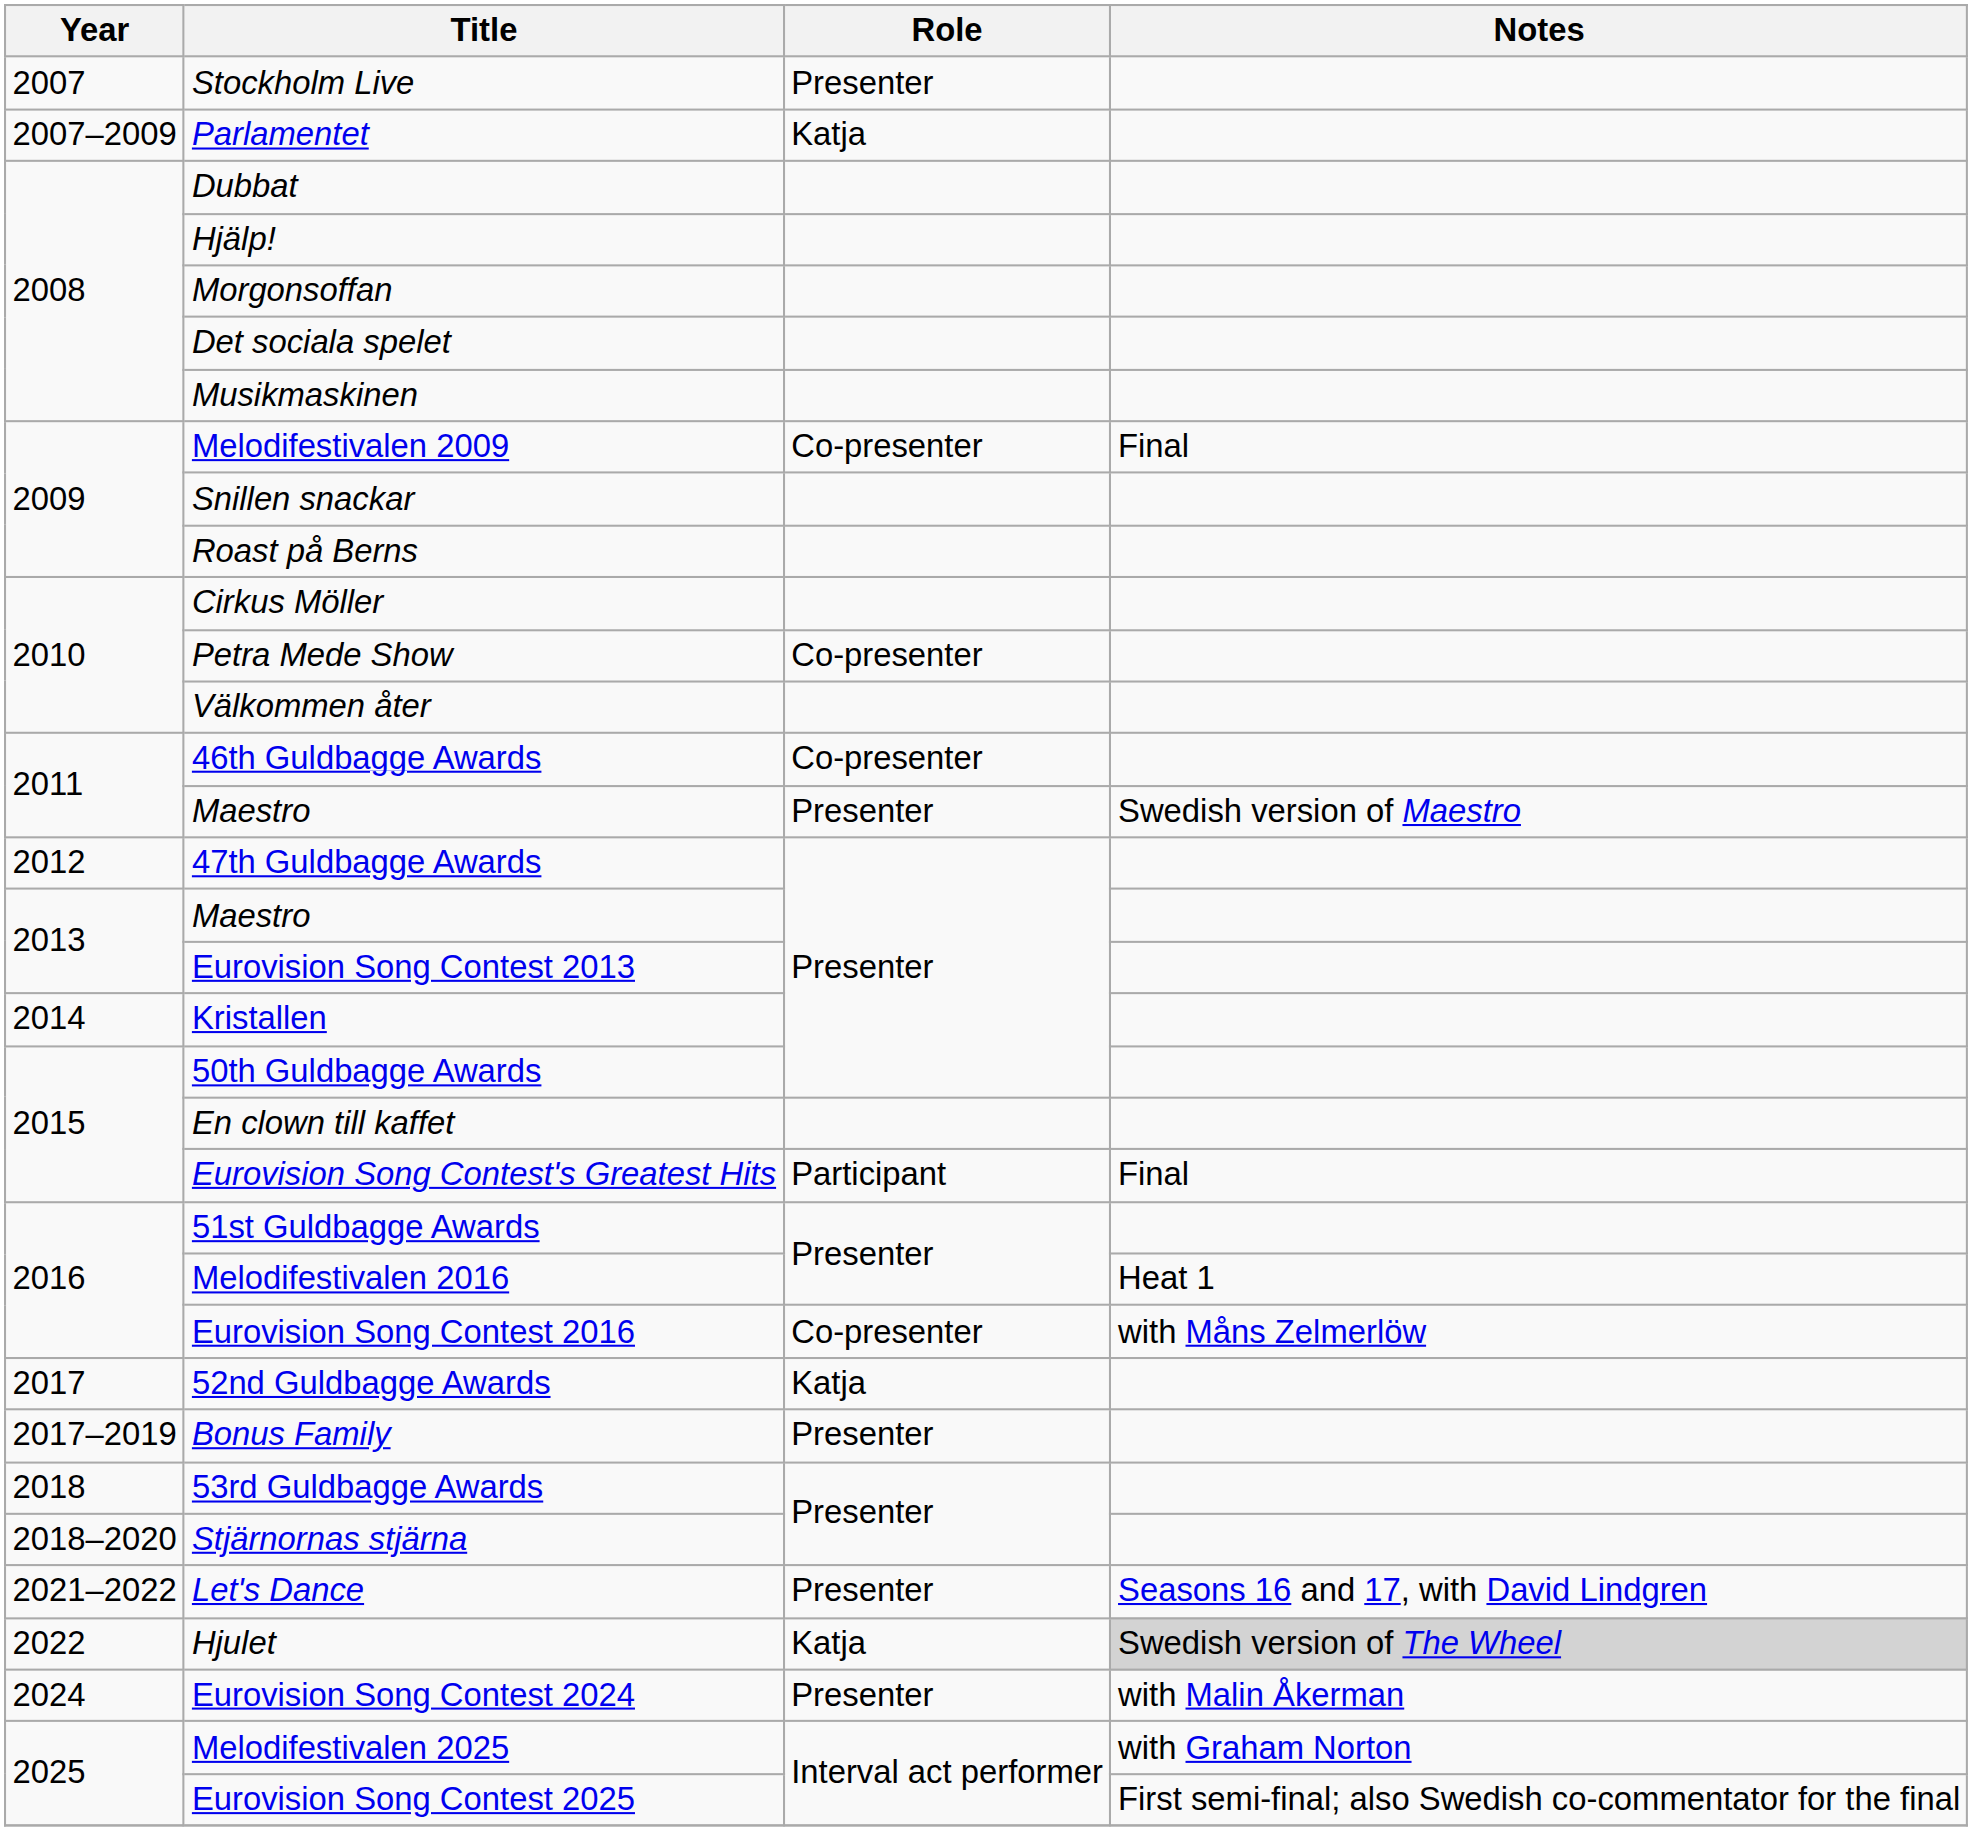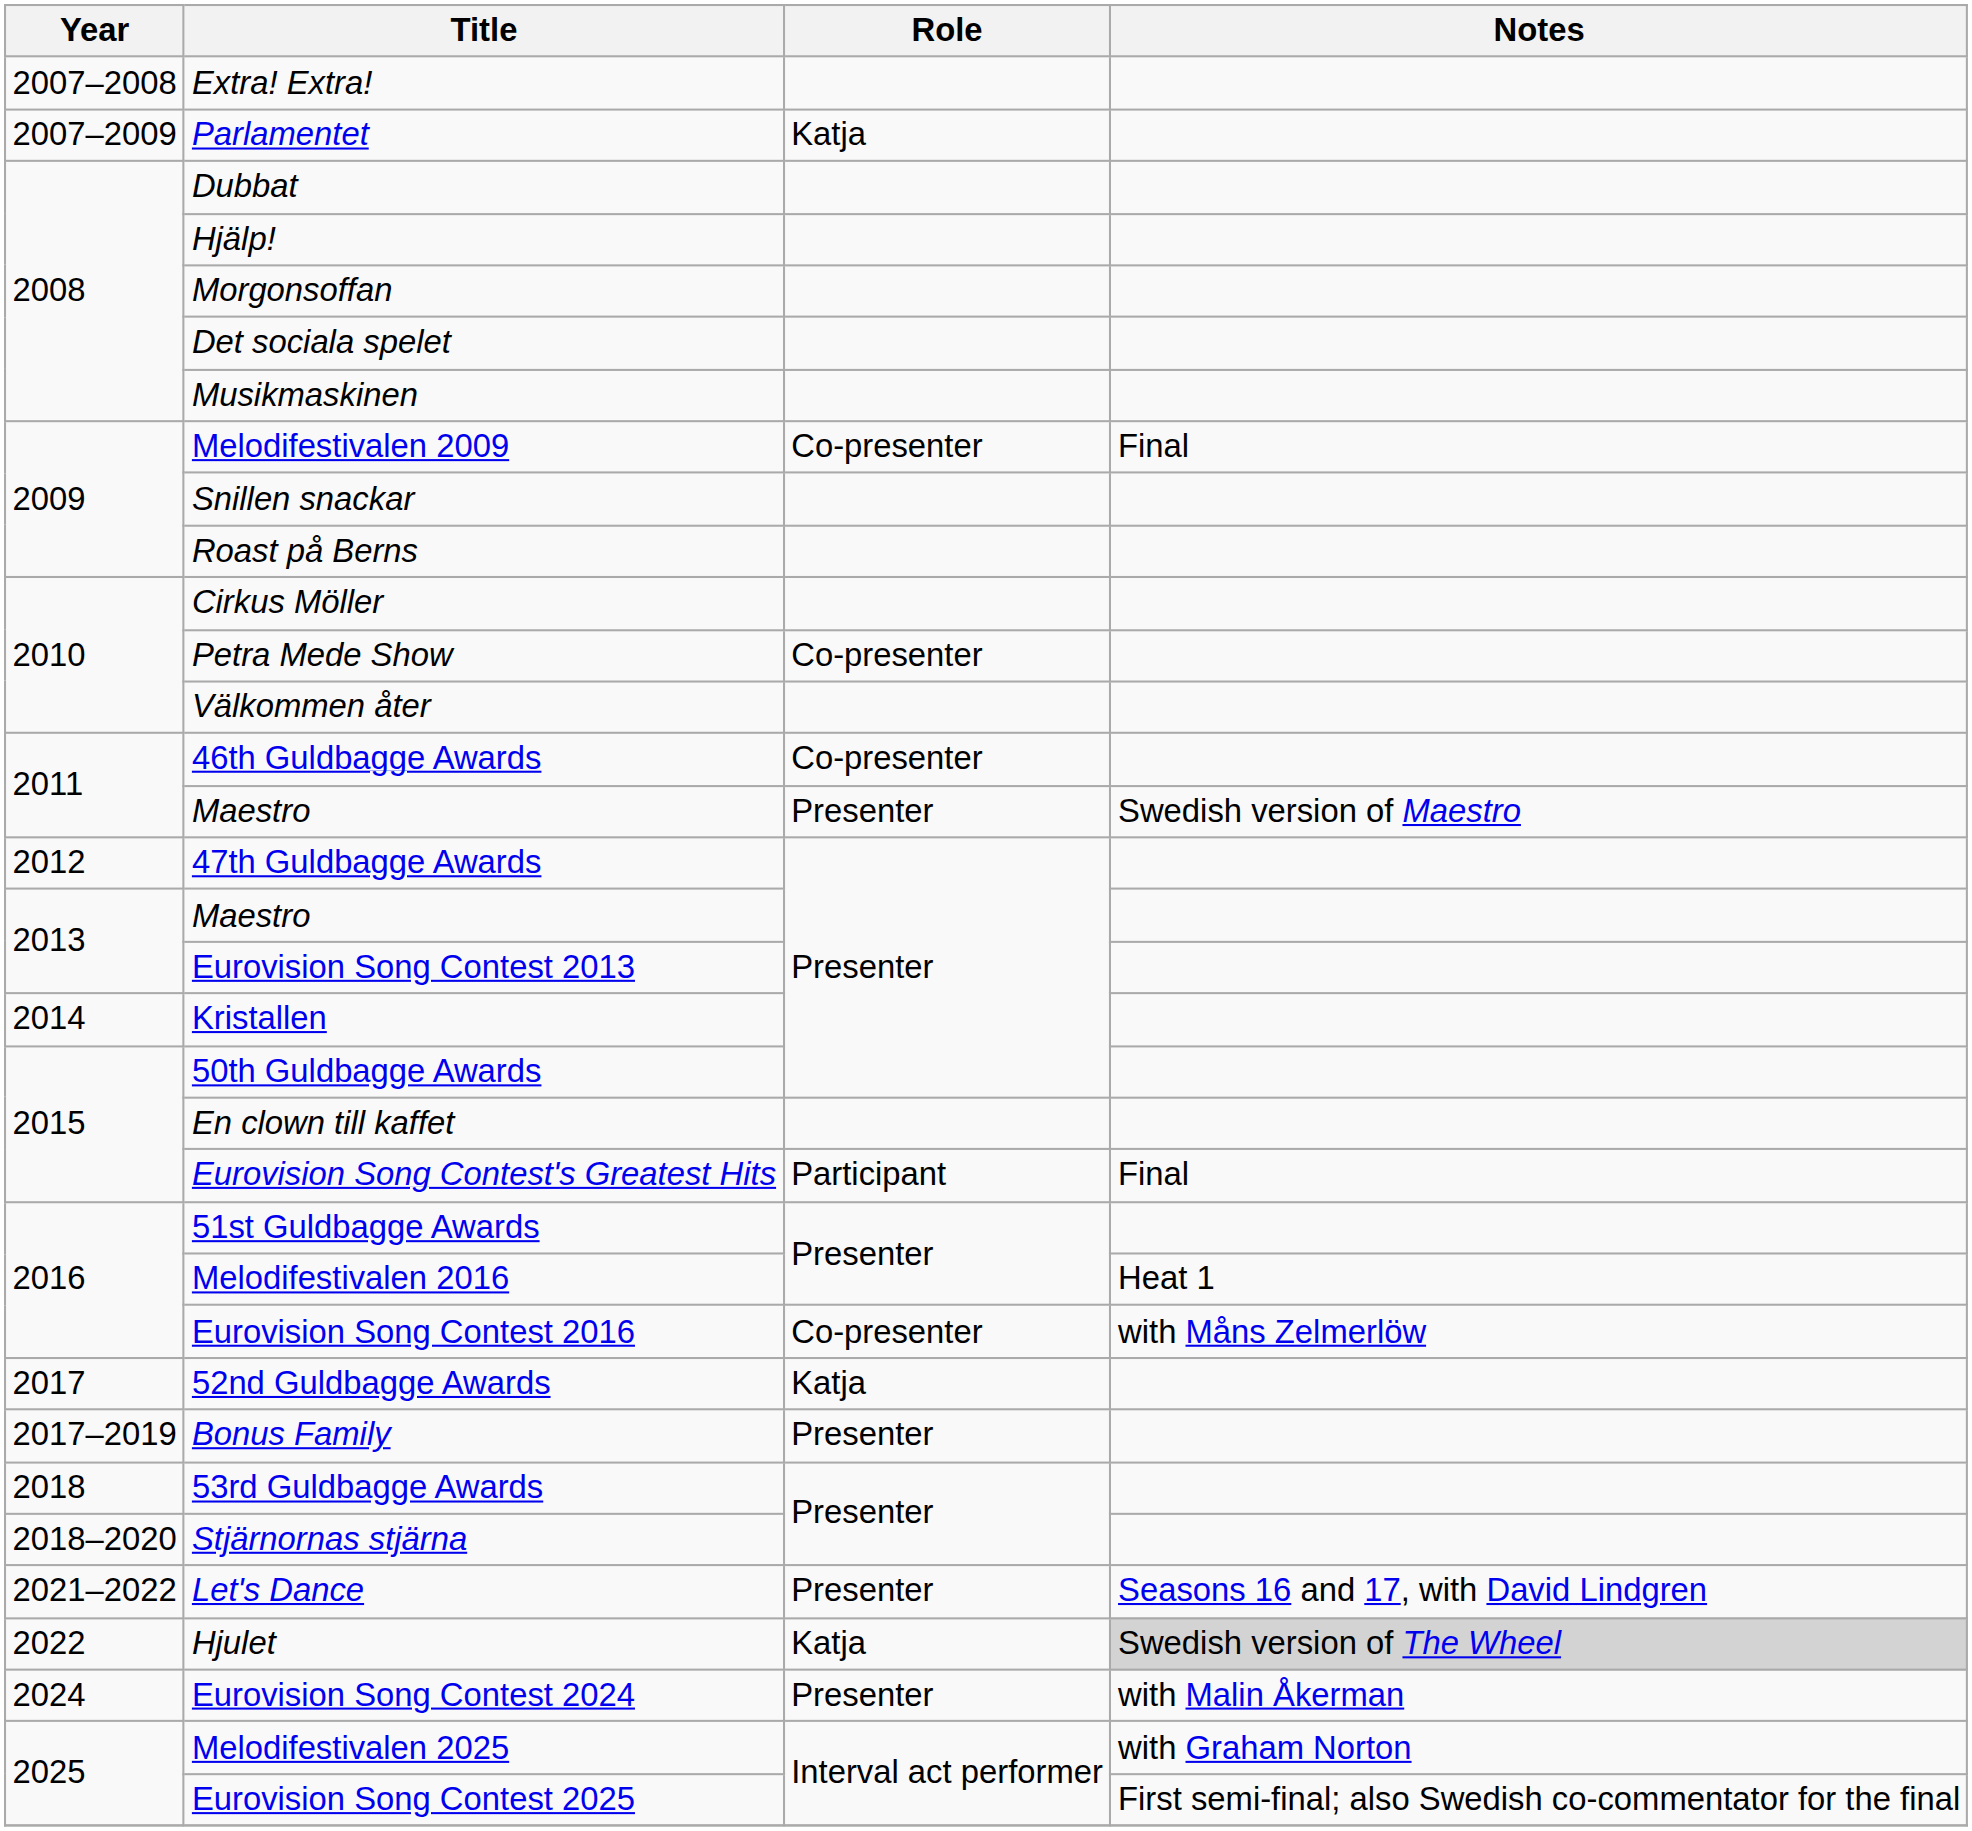- row: (49, 82)
+ row: (95, 82)
